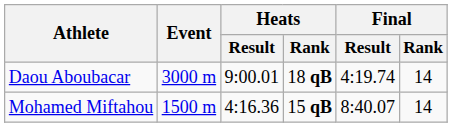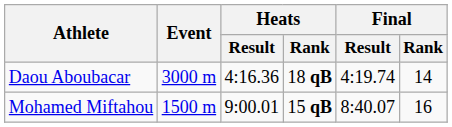(252, 77) 9:00.01 -> (252, 77) 4:16.36
(252, 107) 4:16.36 -> (252, 107) 9:00.01
(423, 107) 14 -> (423, 107) 16
